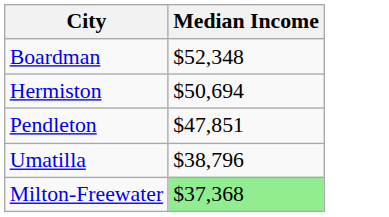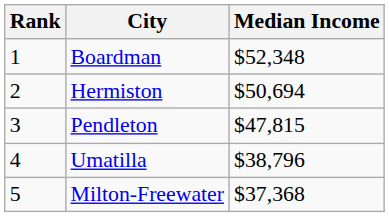+ column: (35, 21)
(209, 125) $47,851 -> (269, 125) $47,815
(209, 194) lightgreen background -> (269, 194) no background
